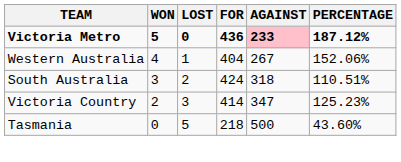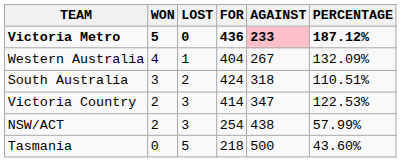(341, 59) 152.06% -> (341, 59) 132.09%
(341, 103) 125.23% -> (341, 103) 122.53%
+ row: (36, 125)
